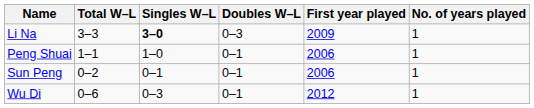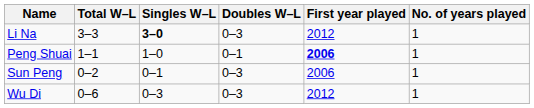(321, 34) 2009 -> (321, 34) 2012
(321, 53) normal -> (321, 53) bold
(232, 73) 0–1 -> (232, 73) 0–3
(232, 93) 0–1 -> (232, 93) 0–3
